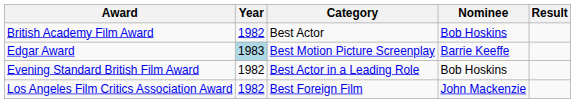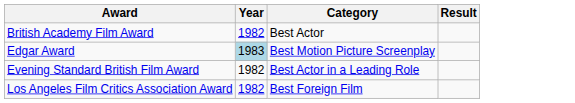- column: (483, 13)
